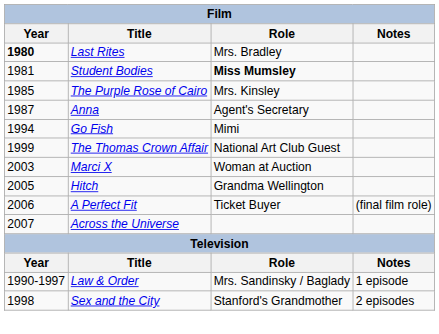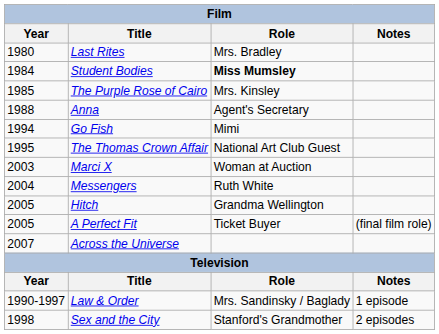(21, 53) bold -> (21, 53) normal
(21, 72) 1981 -> (21, 72) 1984
(21, 110) 1987 -> (21, 110) 1988
(21, 148) 1999 -> (21, 148) 1995
+ row: (104, 186)
(21, 205) 2006 -> (21, 225) 2005
